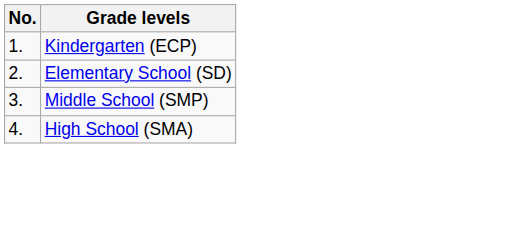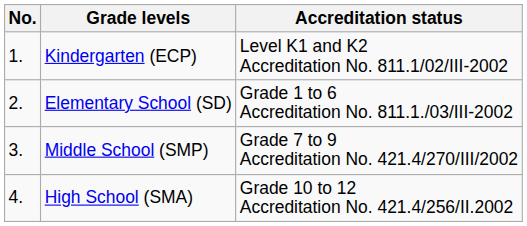+ column: (379, 18)
